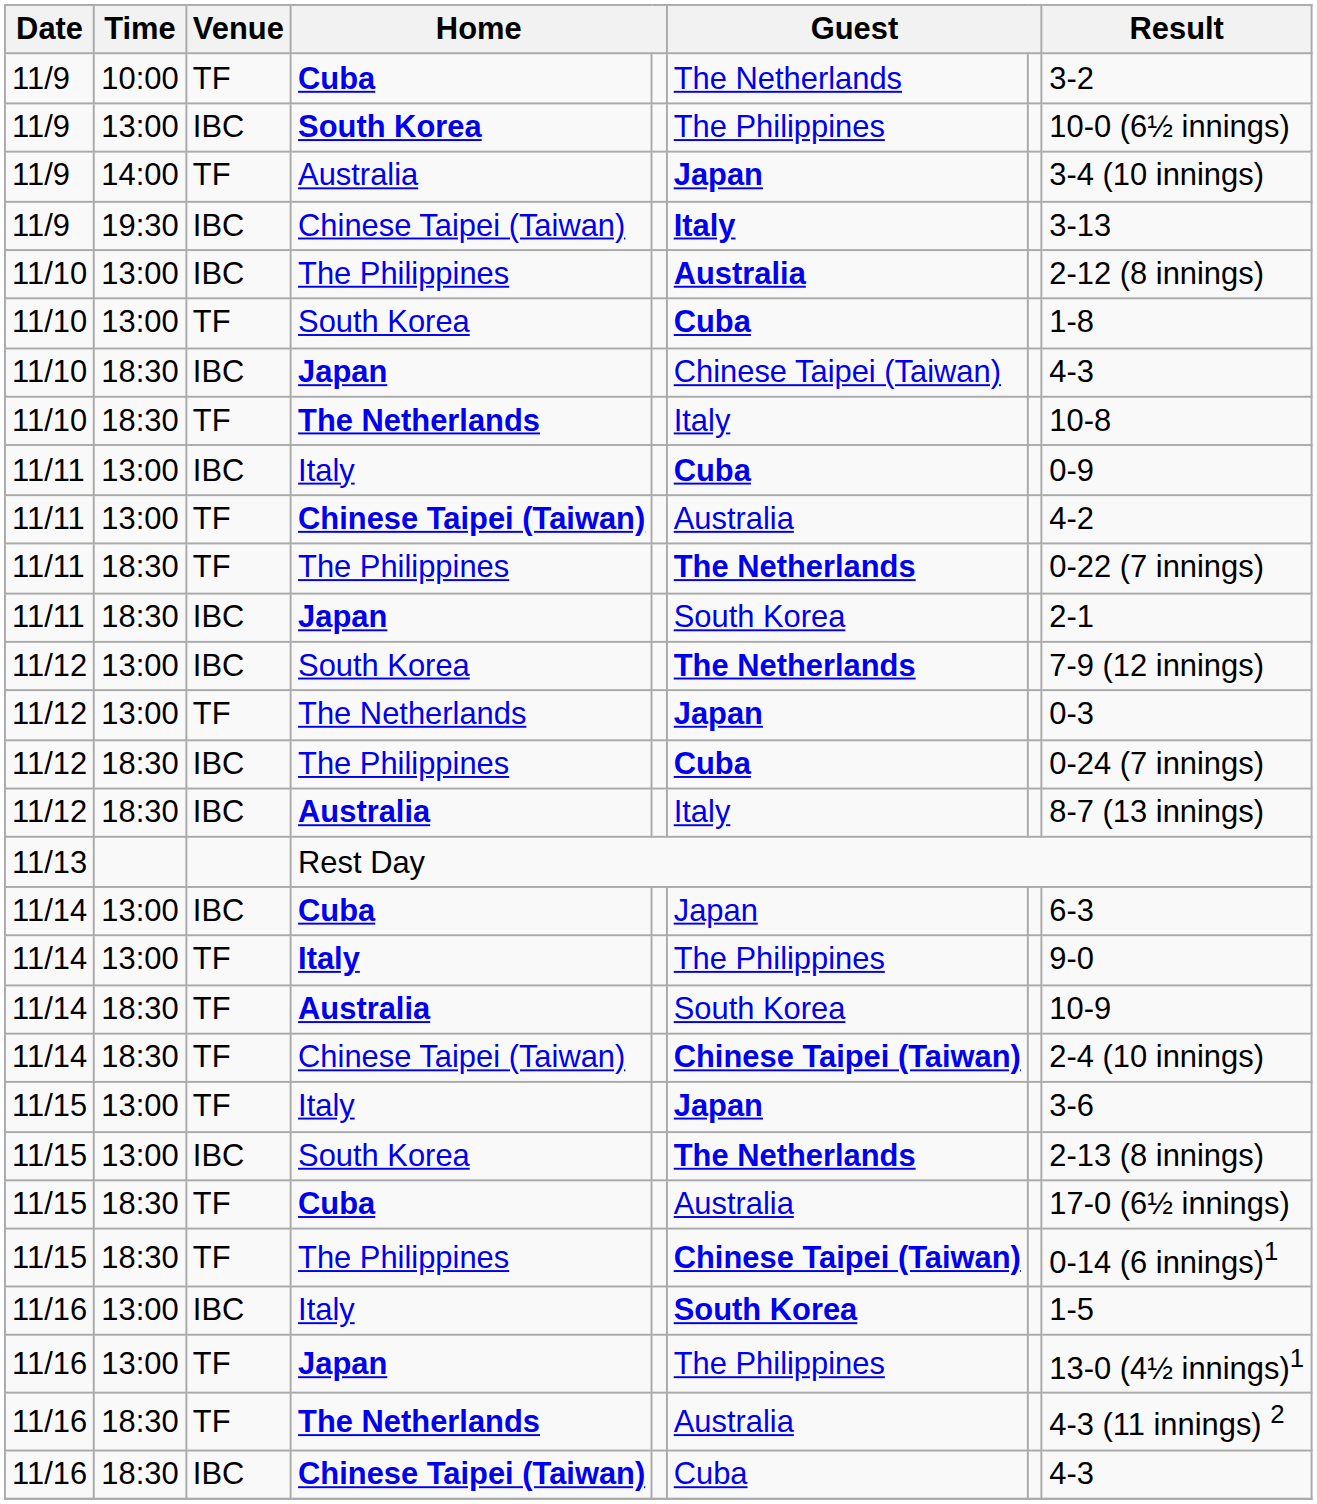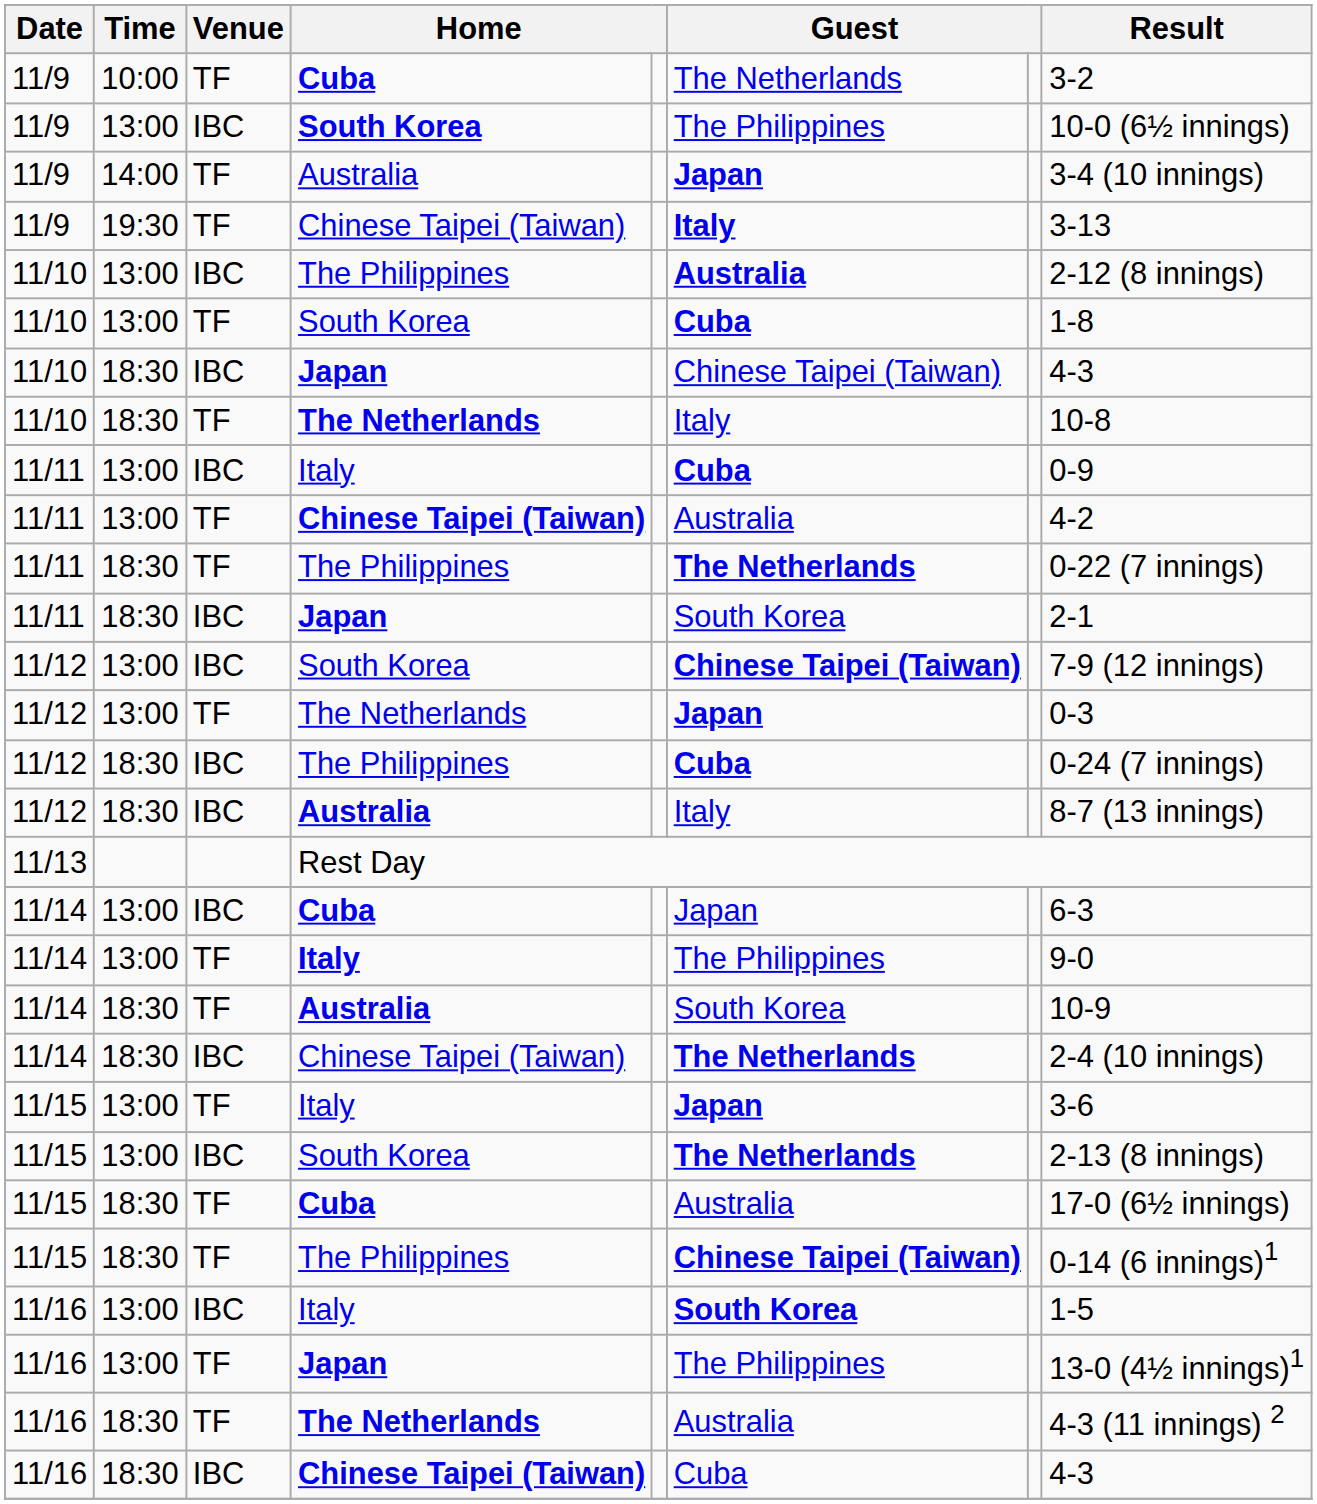(219, 224) IBC -> (212, 224) TF
(795, 665) The Netherlands -> (847, 665) Chinese Taipei (Taiwan)
(212, 1057) TF -> (219, 1057) IBC
(847, 1057) Chinese Taipei (Taiwan) -> (795, 1057) The Netherlands
